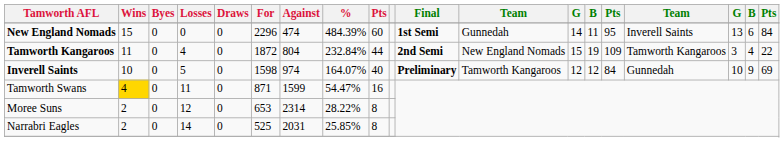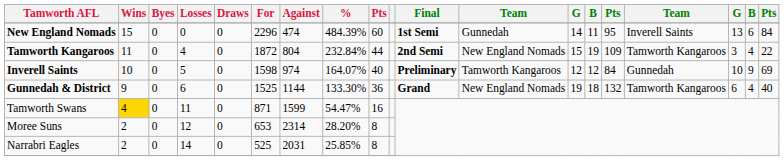+ row: (59, 88)
(343, 107) 28.22% -> (343, 126) 28.20%
